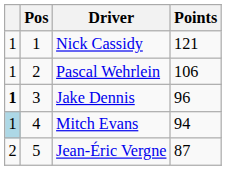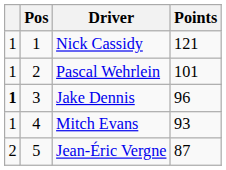(186, 70) 106 -> (186, 70) 101
(12, 124) lightblue background -> (12, 124) no background
(182, 124) 94 -> (182, 124) 93
